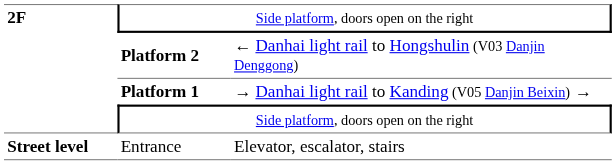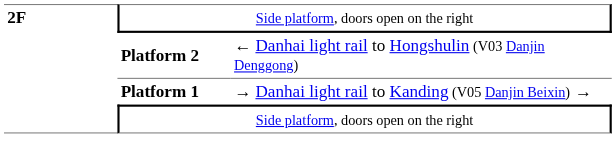- row: (151, 146)
